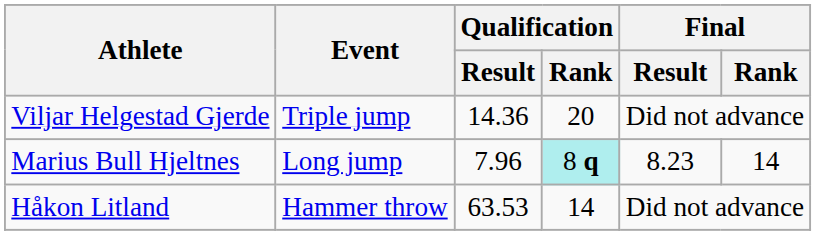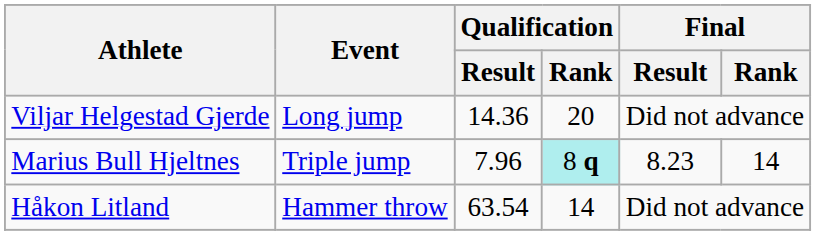(346, 117) Triple jump -> (342, 117) Long jump
(342, 161) Long jump -> (346, 161) Triple jump
(498, 206) 63.53 -> (498, 206) 63.54
